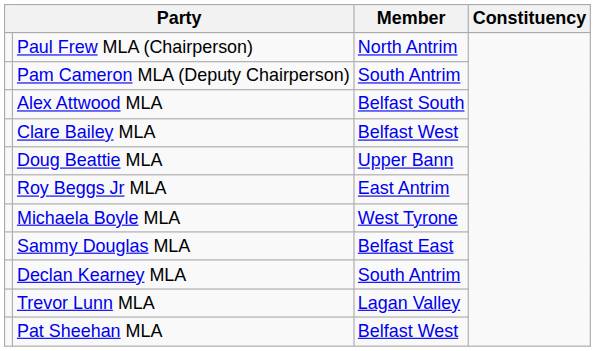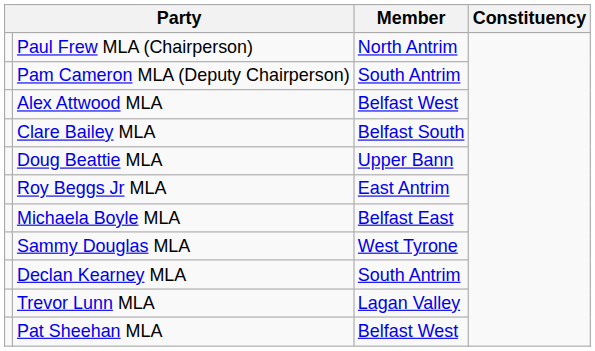(411, 103) Belfast South -> (408, 103) Belfast West
(408, 132) Belfast West -> (411, 132) Belfast South
(408, 217) West Tyrone -> (406, 217) Belfast East
(406, 246) Belfast East -> (408, 246) West Tyrone
